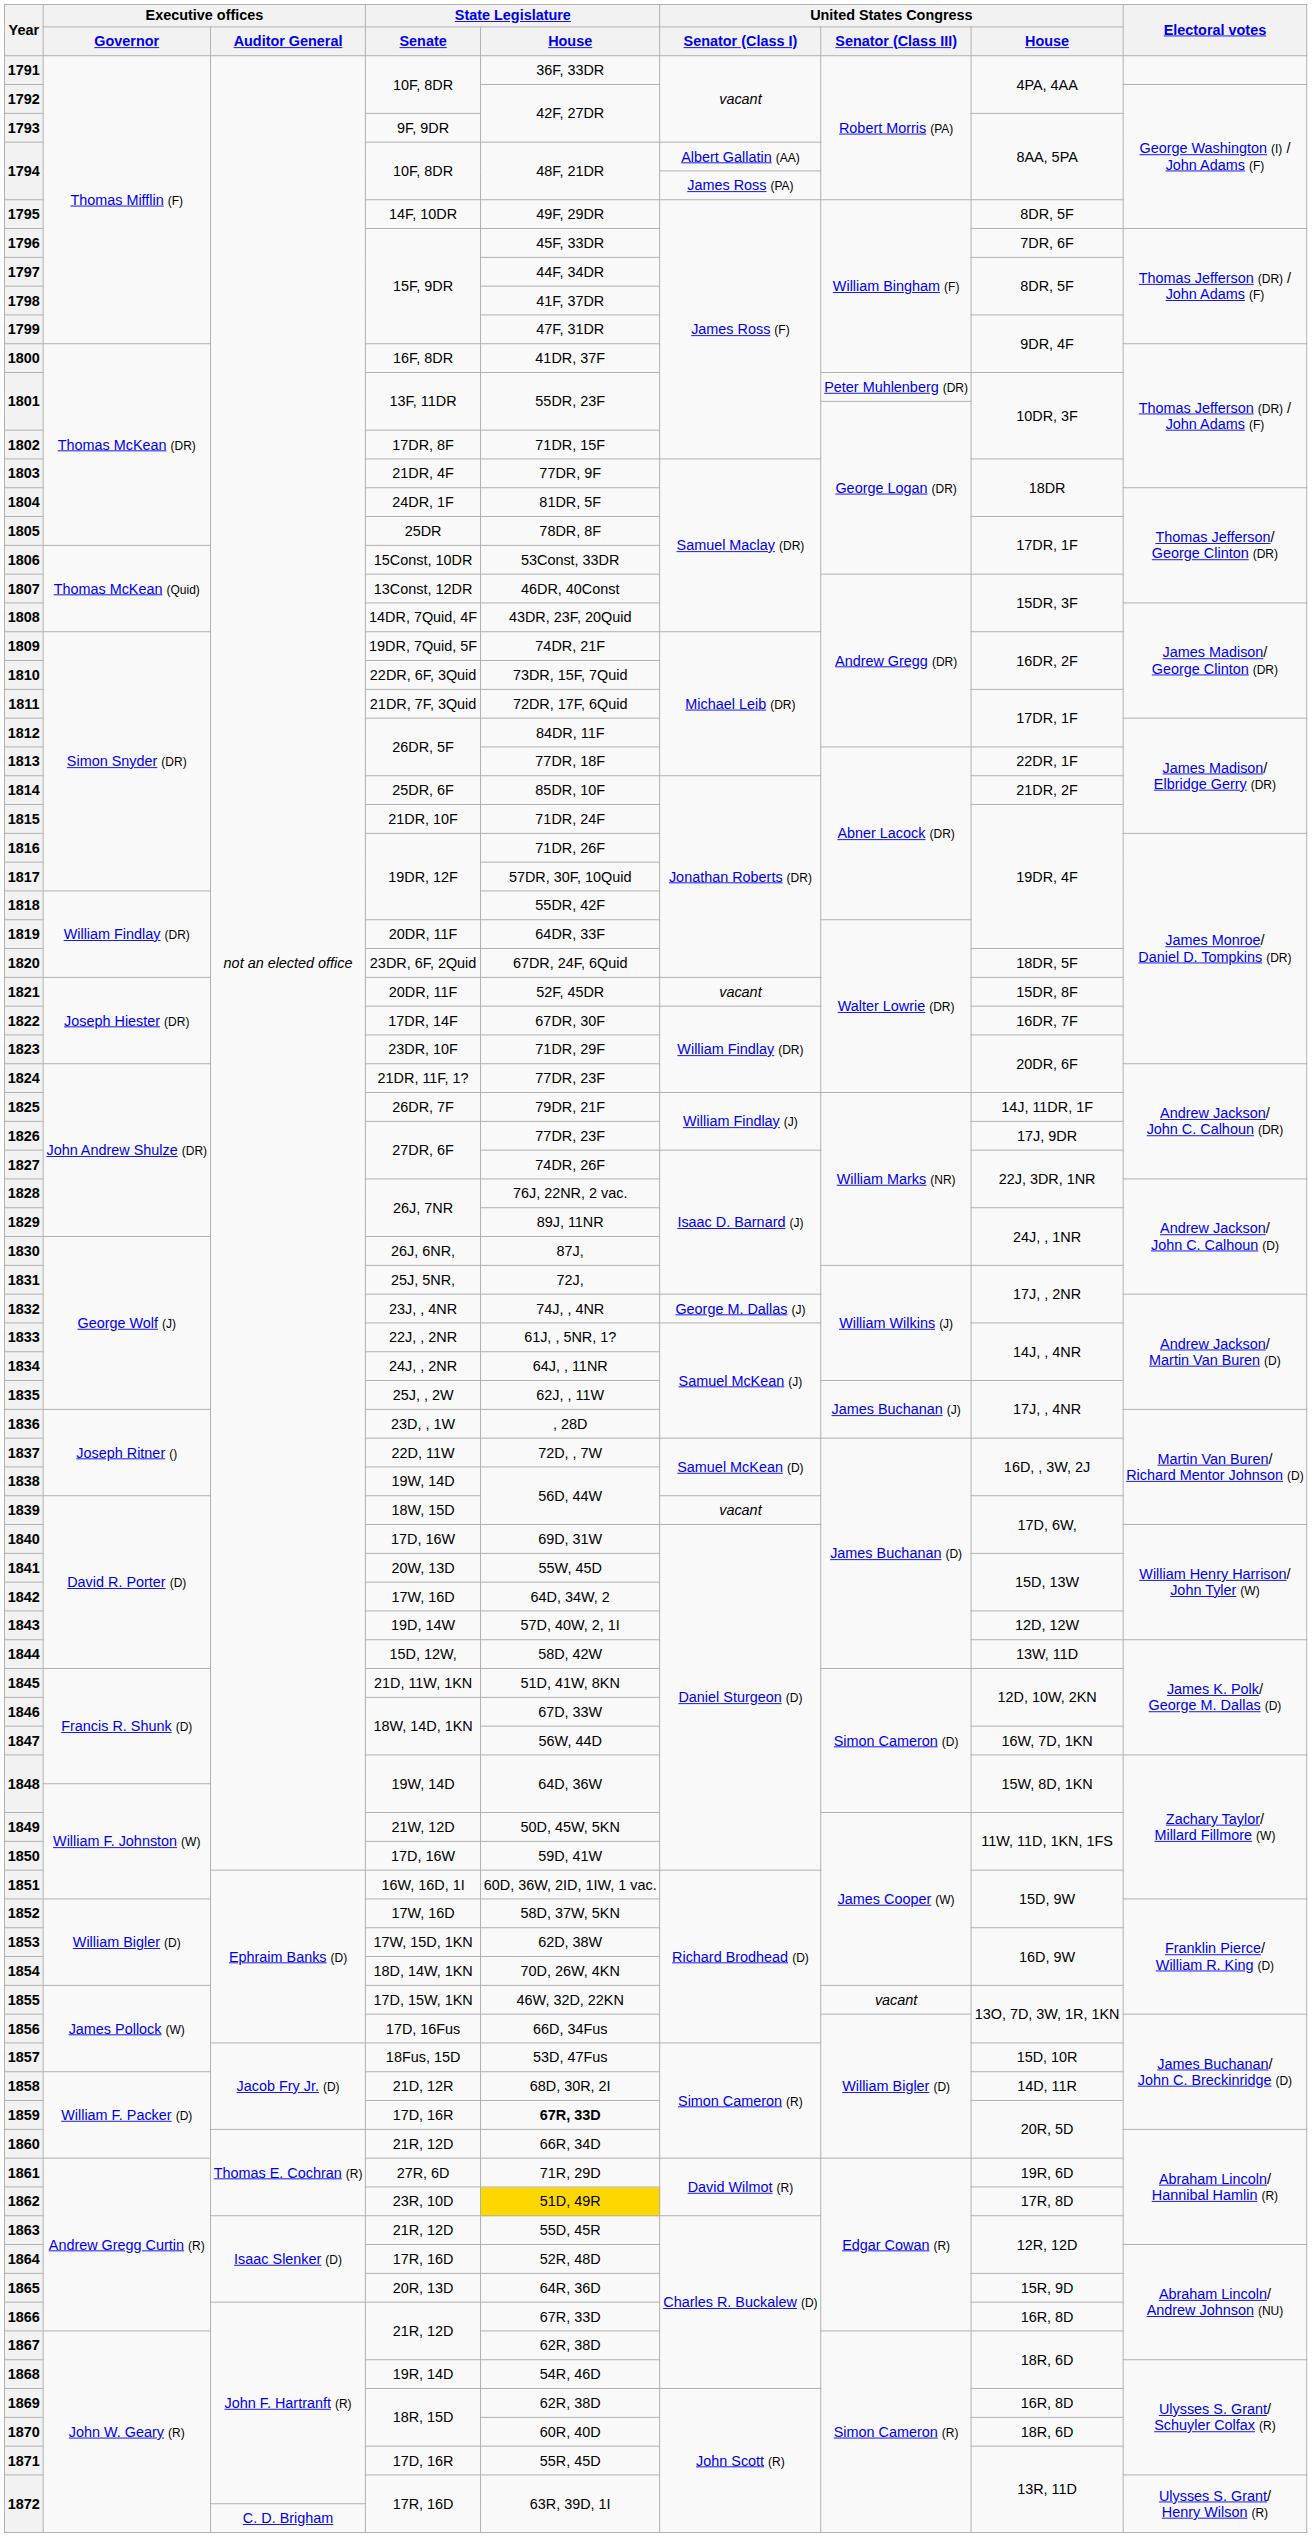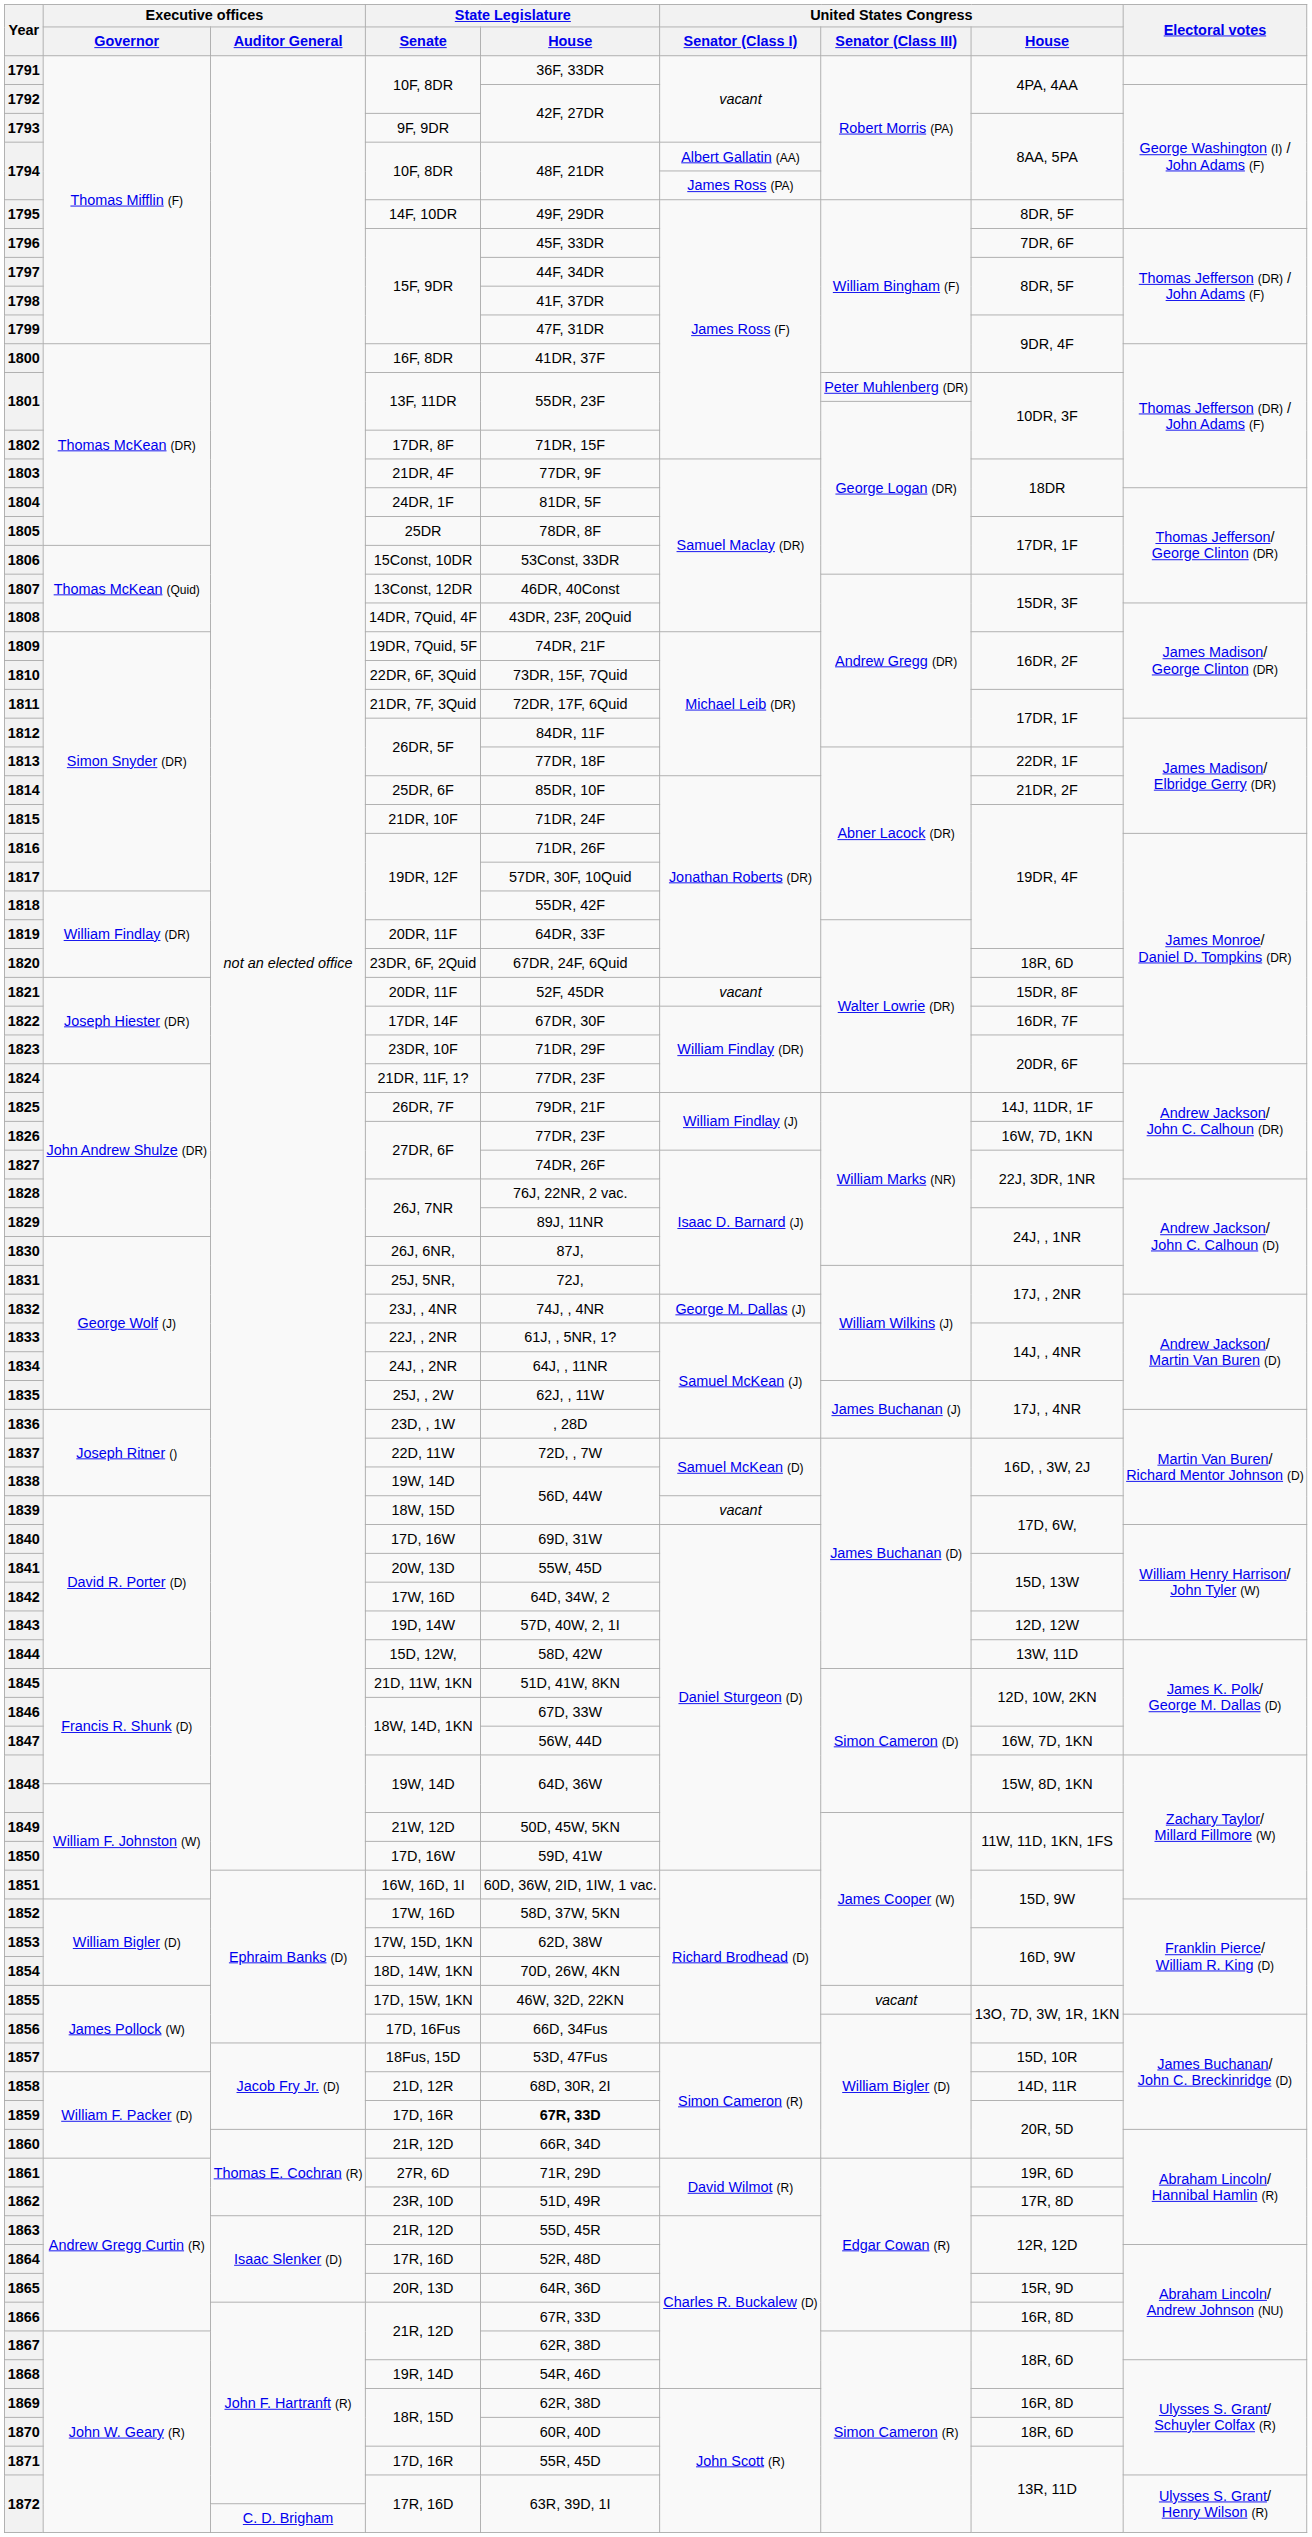(1047, 963) 18DR, 5F -> (1047, 963) 18R, 6D
(1047, 1136) 17J, 9DR -> (1047, 1136) 16W, 7D, 1KN
(570, 2201) gold background -> (570, 2201) no background
